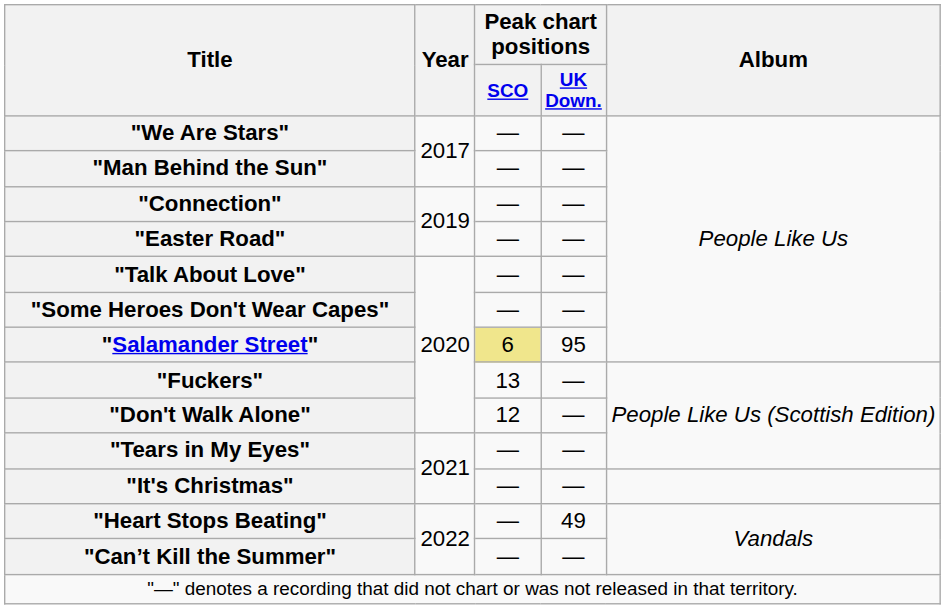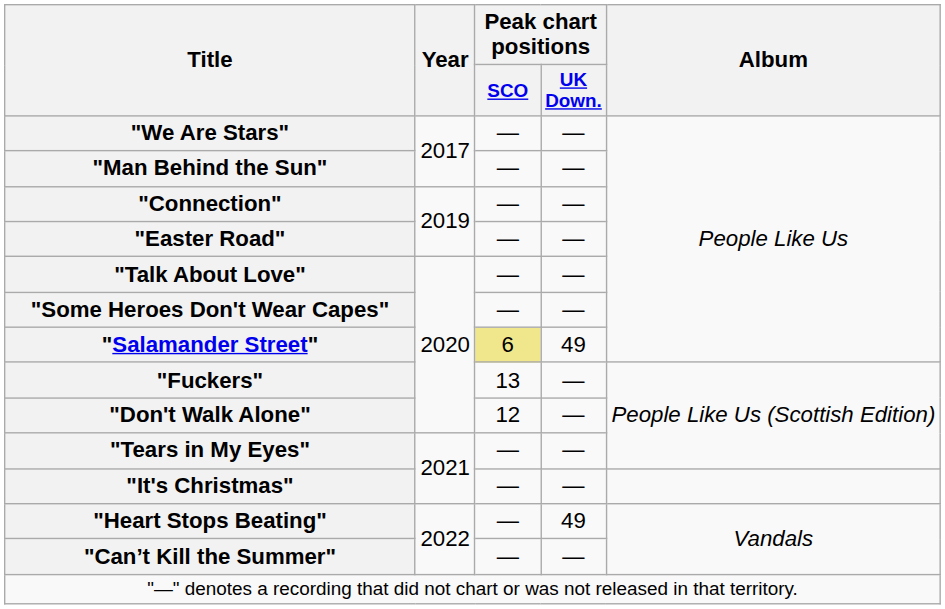(573, 344) 95 -> (573, 344) 49
